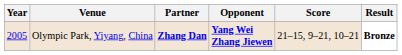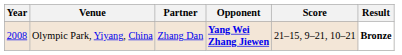(17, 36) 2005 -> (17, 36) 2008
(182, 36) bold -> (180, 36) normal
